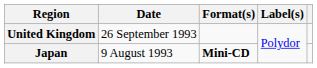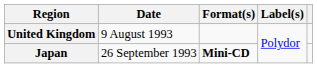(149, 33) 26 September 1993 -> (137, 33) 9 August 1993
(137, 53) 9 August 1993 -> (149, 53) 26 September 1993
